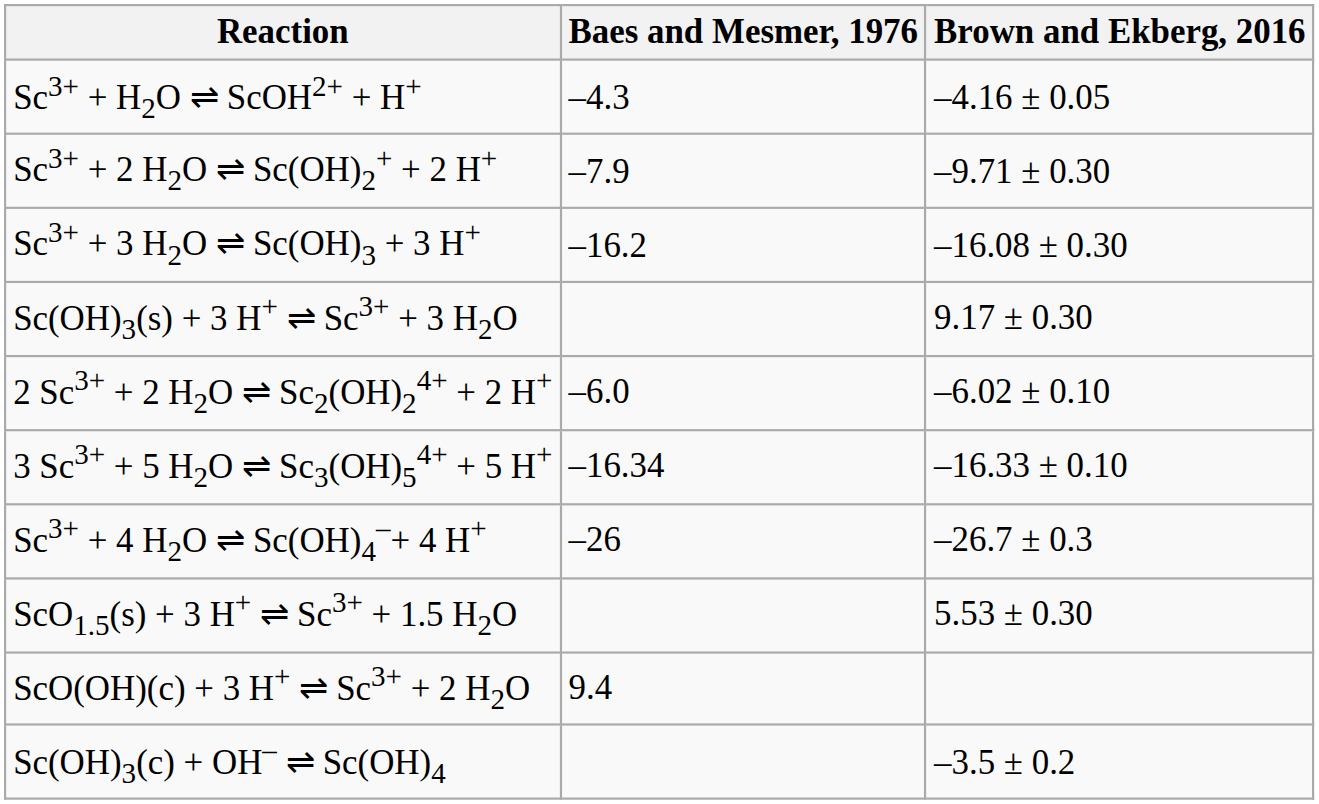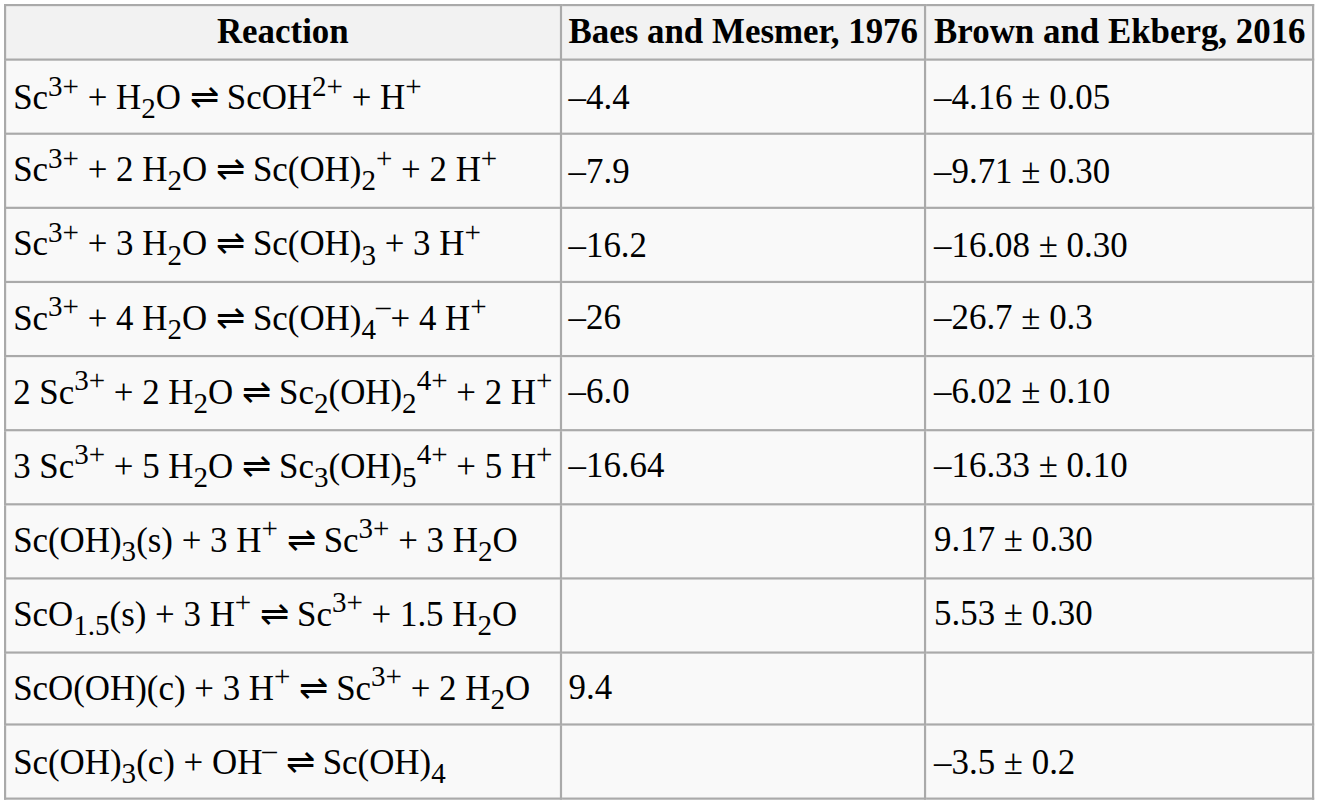(599, 96) –4.3 -> (599, 96) –4.4
rows swapped: (250, 540) <-> (265, 318)
(617, 466) –16.34 -> (617, 466) –16.64
